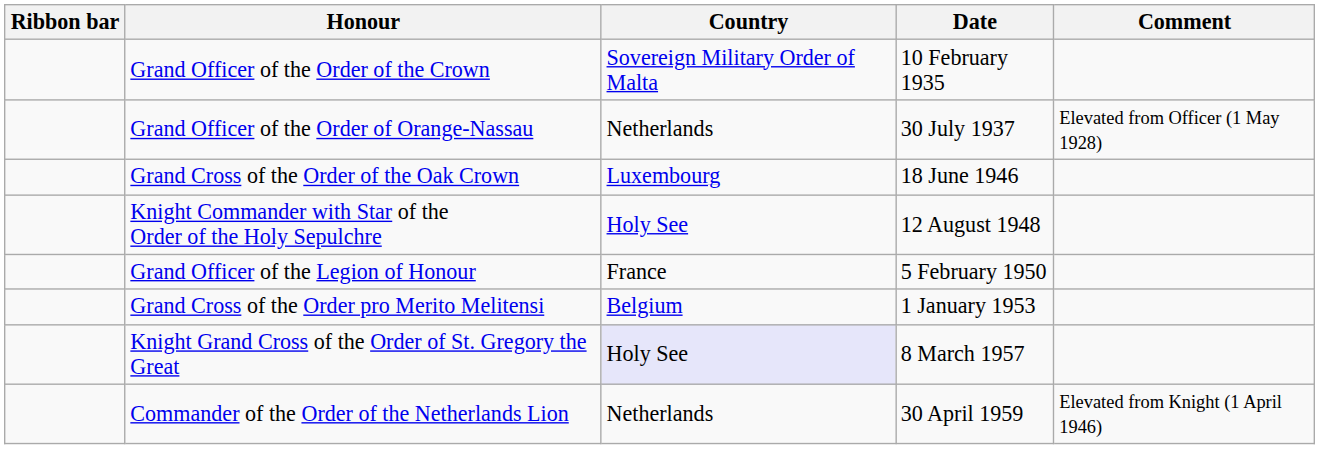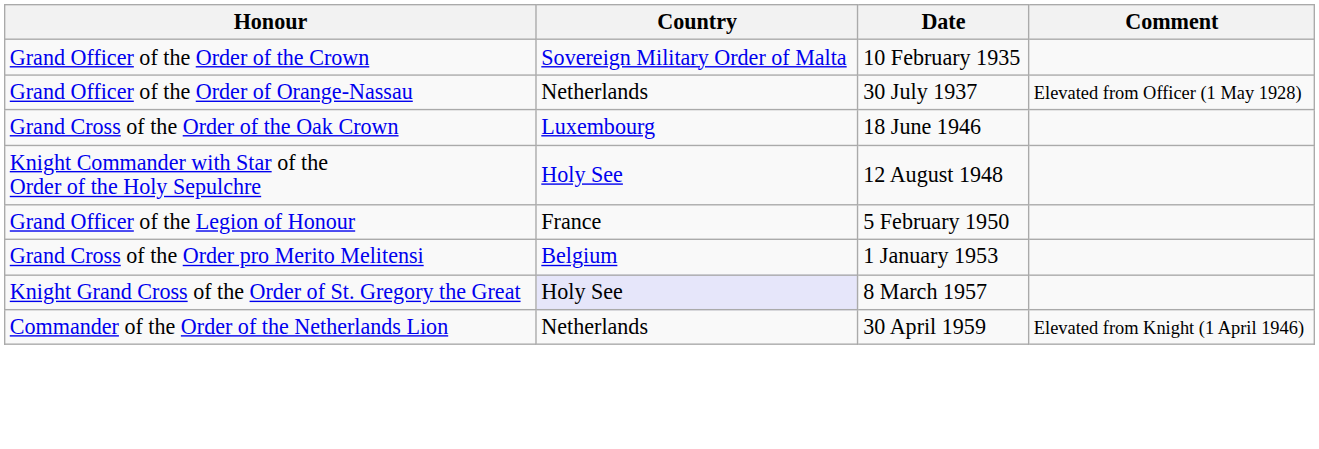- column: (65, 22)
